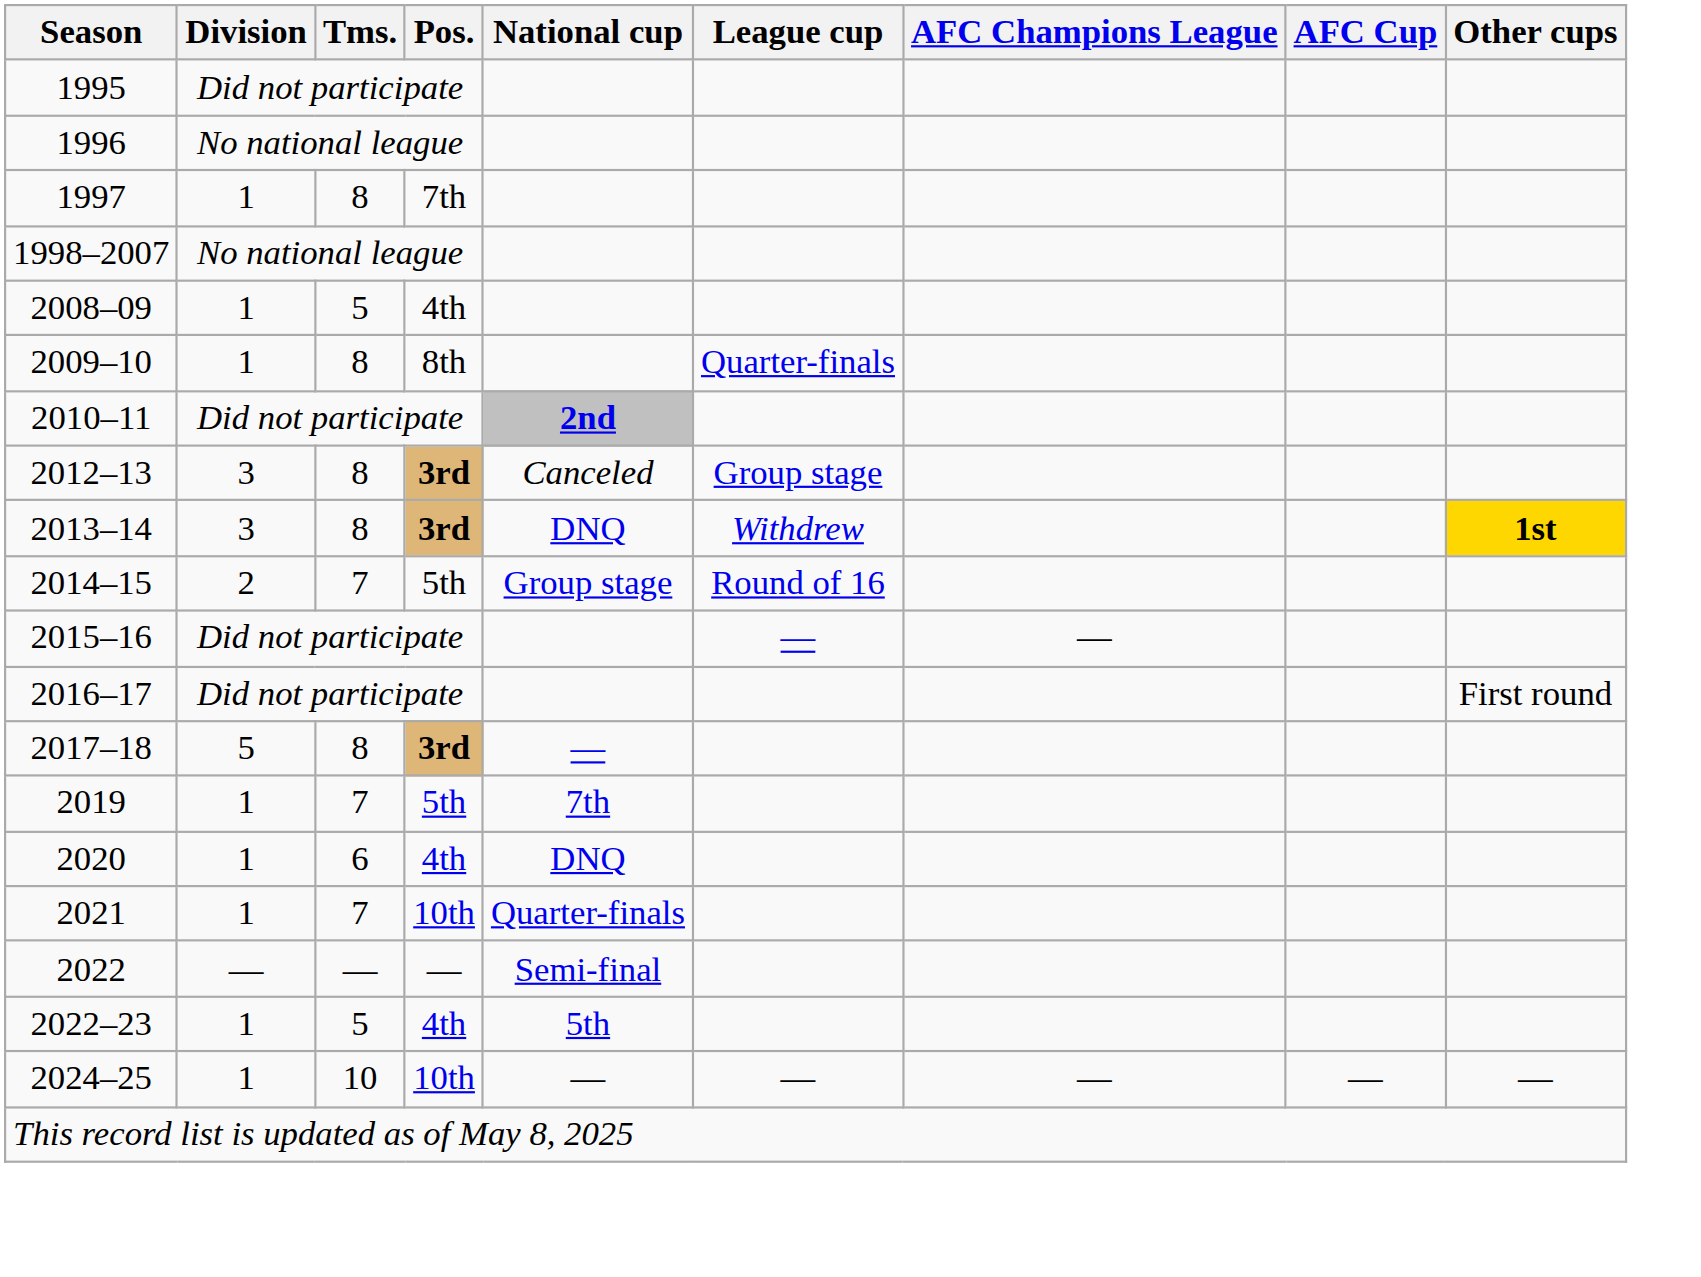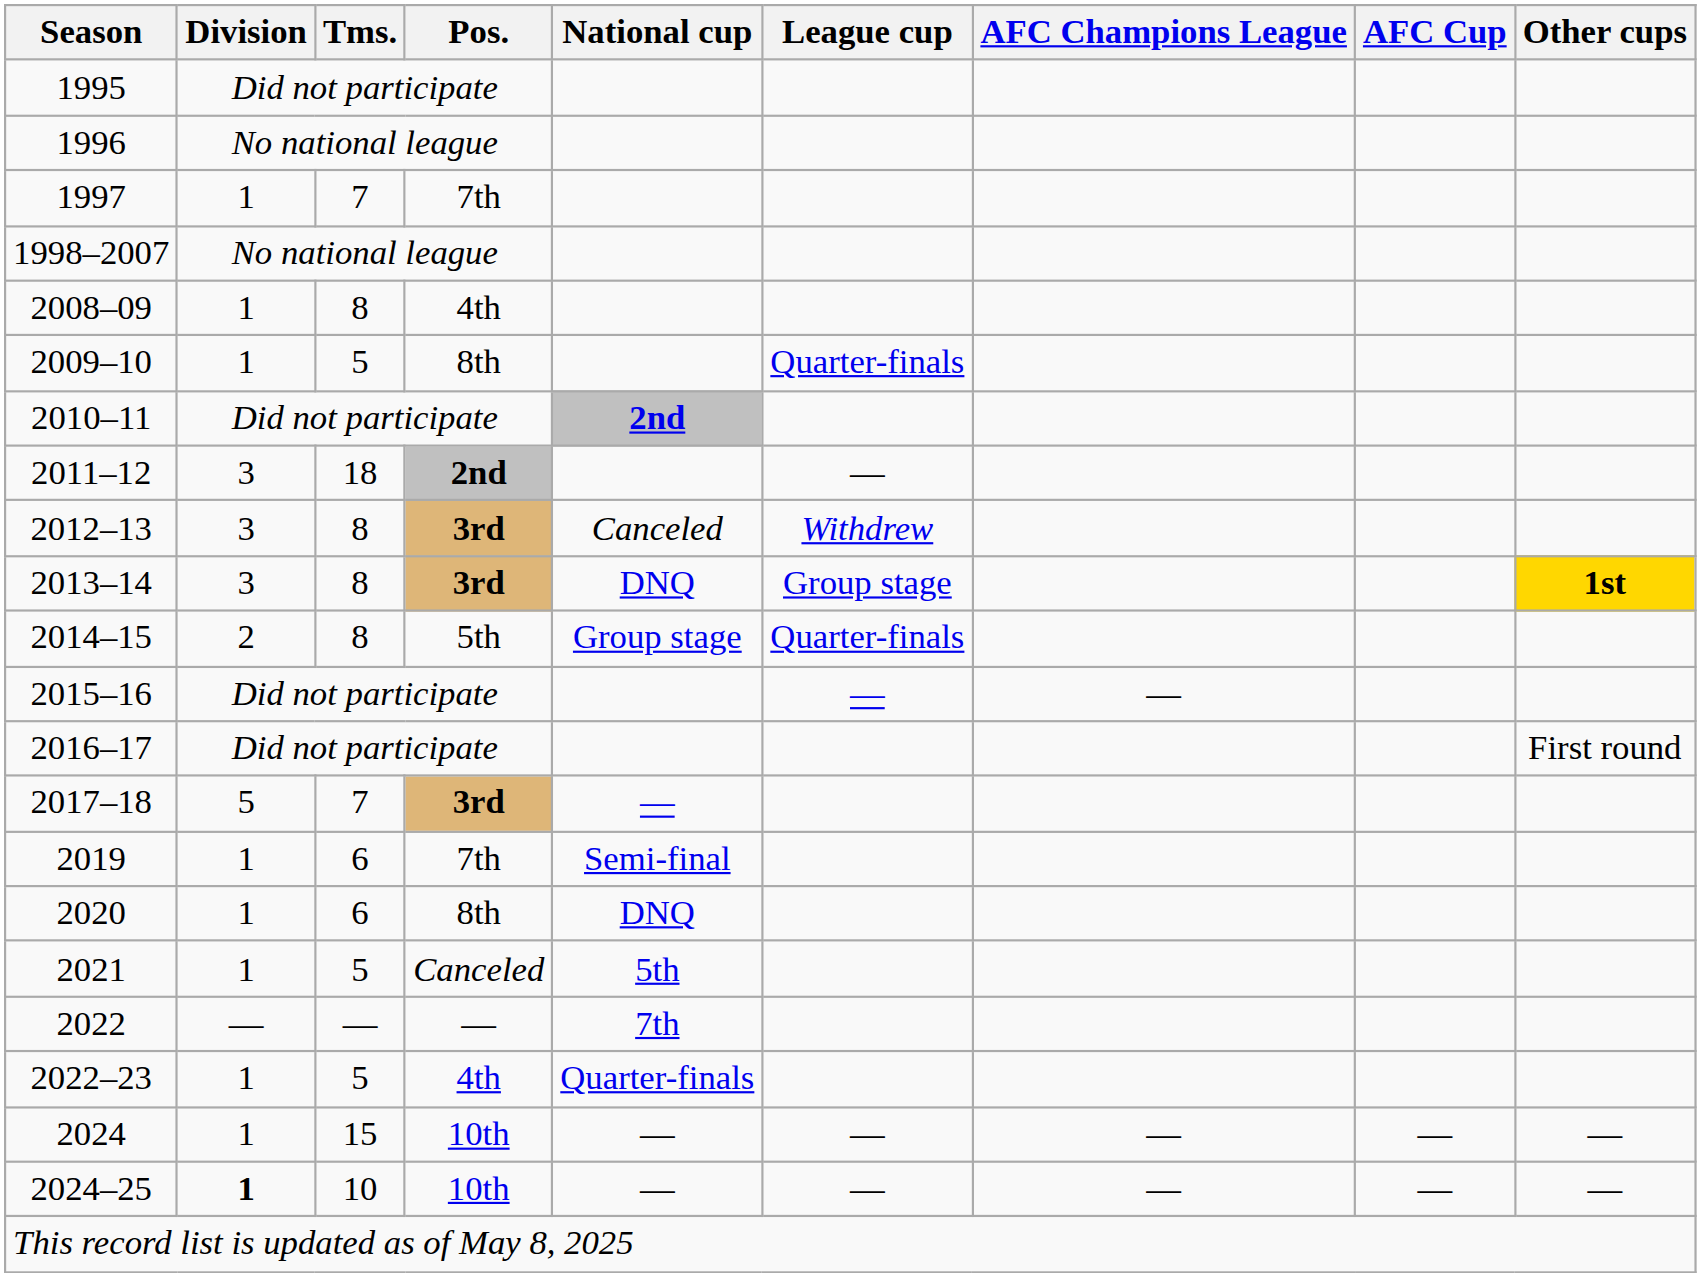(360, 197) 8 -> (360, 197) 7
(360, 307) 5 -> (360, 307) 8
(360, 362) 8 -> (360, 362) 5
+ row: (91, 472)
(798, 472) Group stage -> (867, 527) Withdrew
(798, 527) Withdrew -> (867, 582) Group stage
(360, 582) 7 -> (360, 637) 8
(798, 582) Round of 16 -> (867, 637) Quarter-finals
(360, 747) 8 -> (360, 802) 7
(360, 802) 7 -> (360, 857) 6
(444, 802) 5th -> (479, 857) 7th
(588, 802) 7th -> (657, 857) Semi-final
(444, 857) 4th -> (479, 913) 8th
(360, 913) 7 -> (360, 968) 5
(444, 913) 10th -> (479, 968) Canceled
(588, 913) Quarter-finals -> (657, 968) 5th
(588, 968) Semi-final -> (657, 1023) 7th
(588, 1023) 5th -> (657, 1078) Quarter-finals
+ row: (91, 1133)
(246, 1078) normal -> (246, 1188) bold
